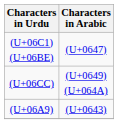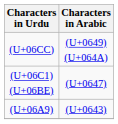rows swapped: (32, 50) <-> (32, 83)
